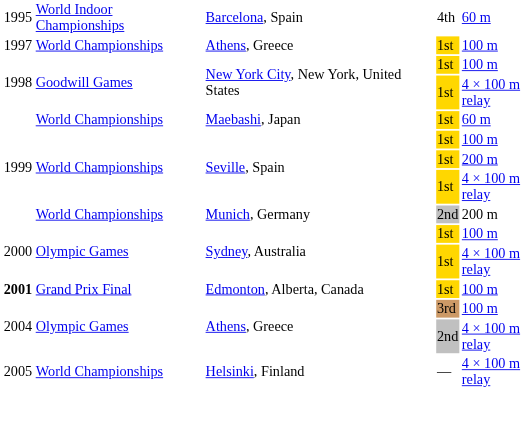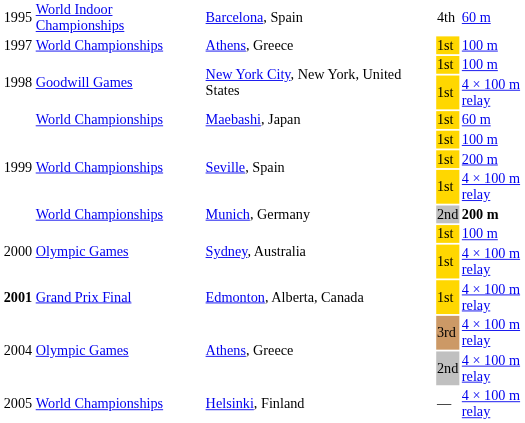(480, 214) normal -> (480, 214) bold
(480, 289) 100 m -> (491, 297) 4 × 100 m relay
(480, 308) 100 m -> (491, 332) 4 × 100 m relay
